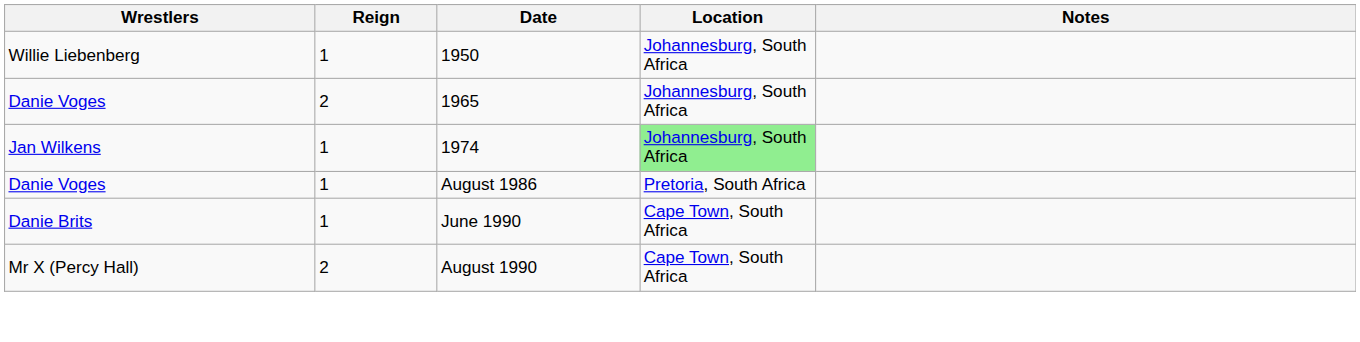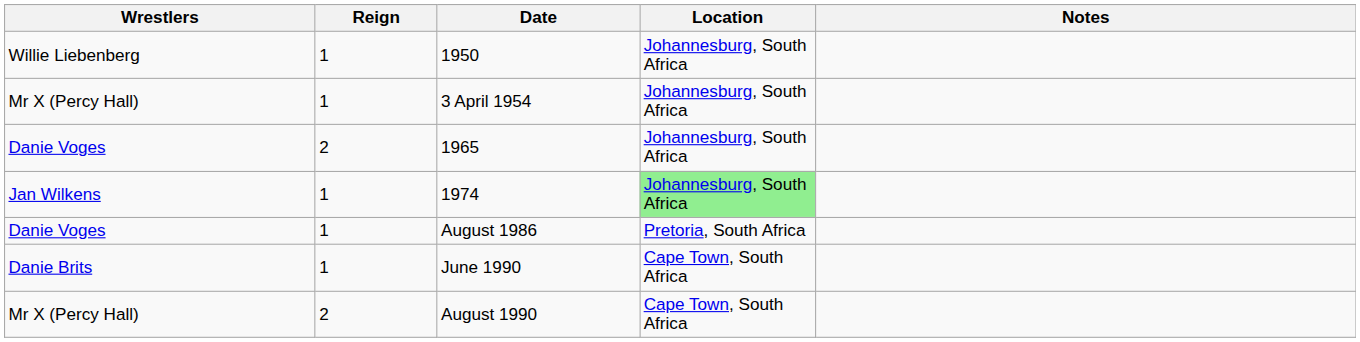+ row: (486, 101)
